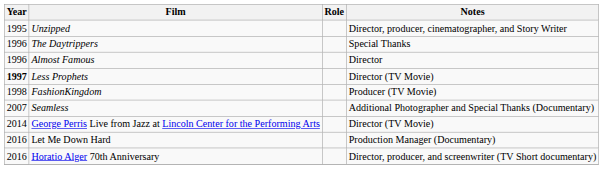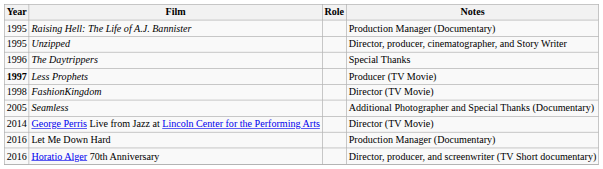+ row: (111, 28)
- row: (63, 60)
(391, 76) Director (TV Movie) -> (393, 76) Producer (TV Movie)
(393, 92) Producer (TV Movie) -> (391, 92) Director (TV Movie)
(17, 108) 2007 -> (17, 108) 2005
